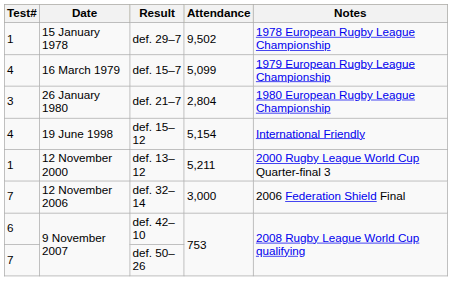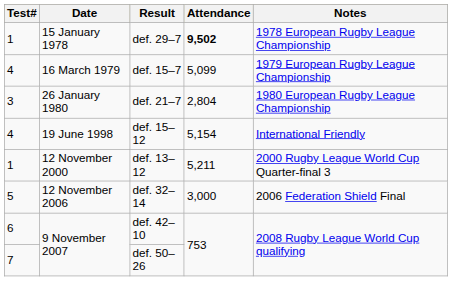(202, 38) normal -> (202, 38) bold
(10, 197) 7 -> (10, 197) 5
